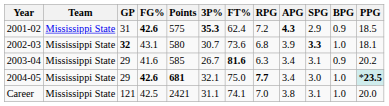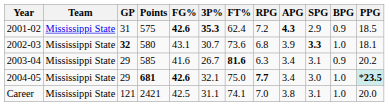columns swapped: (183, 12) <-> (152, 12)
